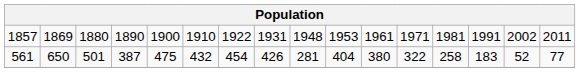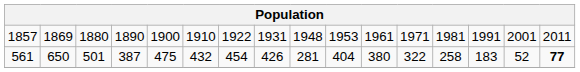(522, 36) 2002 -> (522, 36) 2001
(557, 57) normal -> (557, 57) bold
